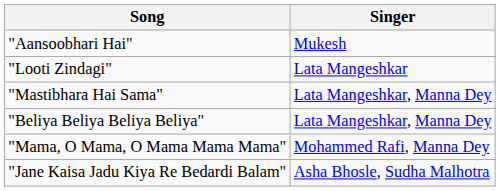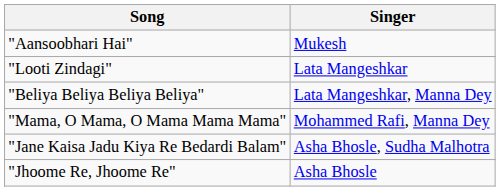- row: (86, 95)
+ row: (92, 172)
